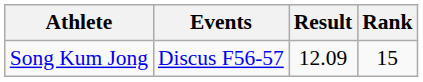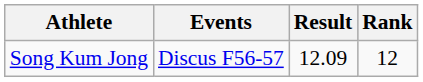(387, 57) 15 -> (387, 57) 12
